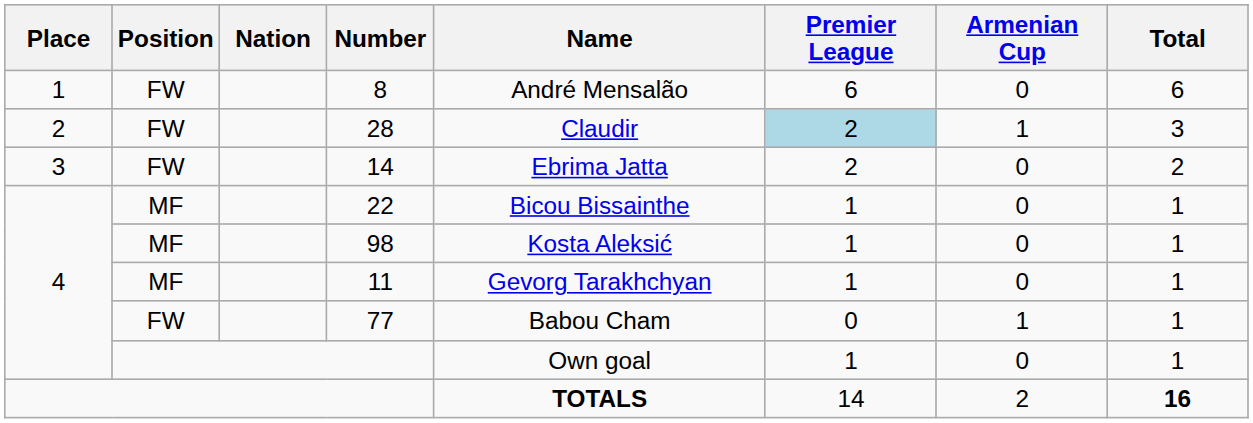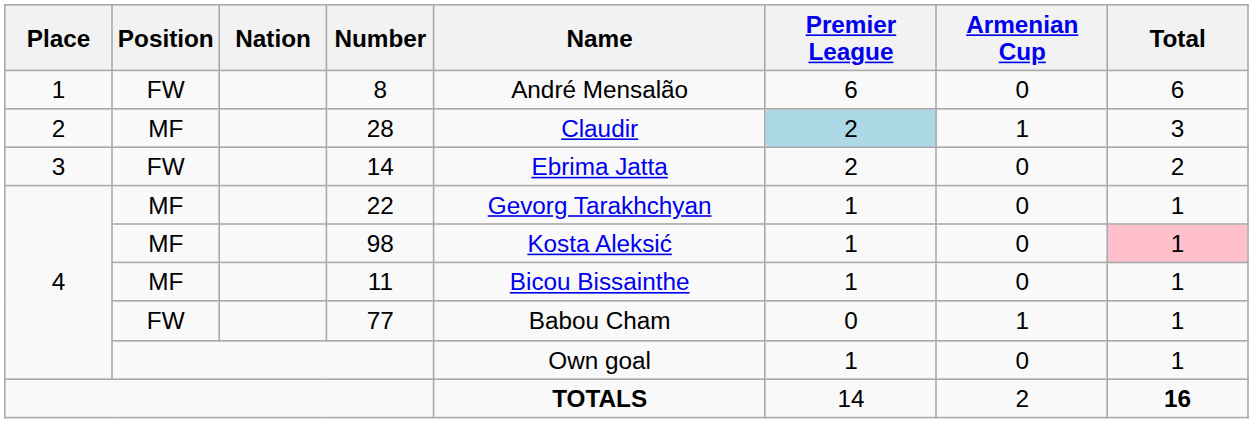(166, 128) FW -> (166, 128) MF
(600, 205) Bicou Bissainthe -> (600, 205) Gevorg Tarakhchyan
(1178, 244) no background -> (1178, 244) pink background
(600, 282) Gevorg Tarakhchyan -> (600, 282) Bicou Bissainthe
